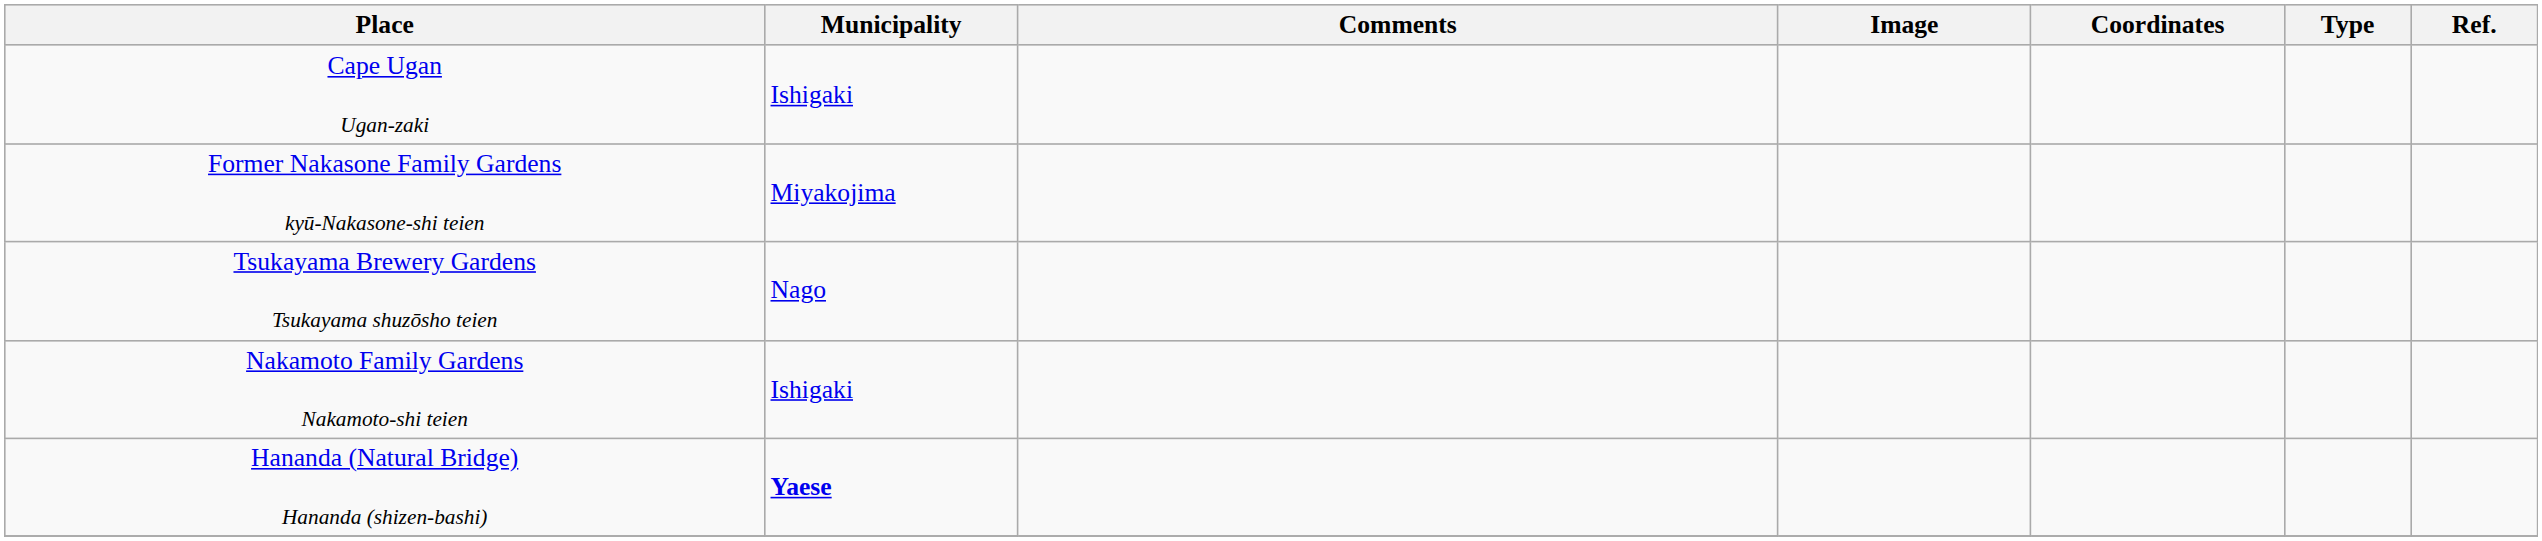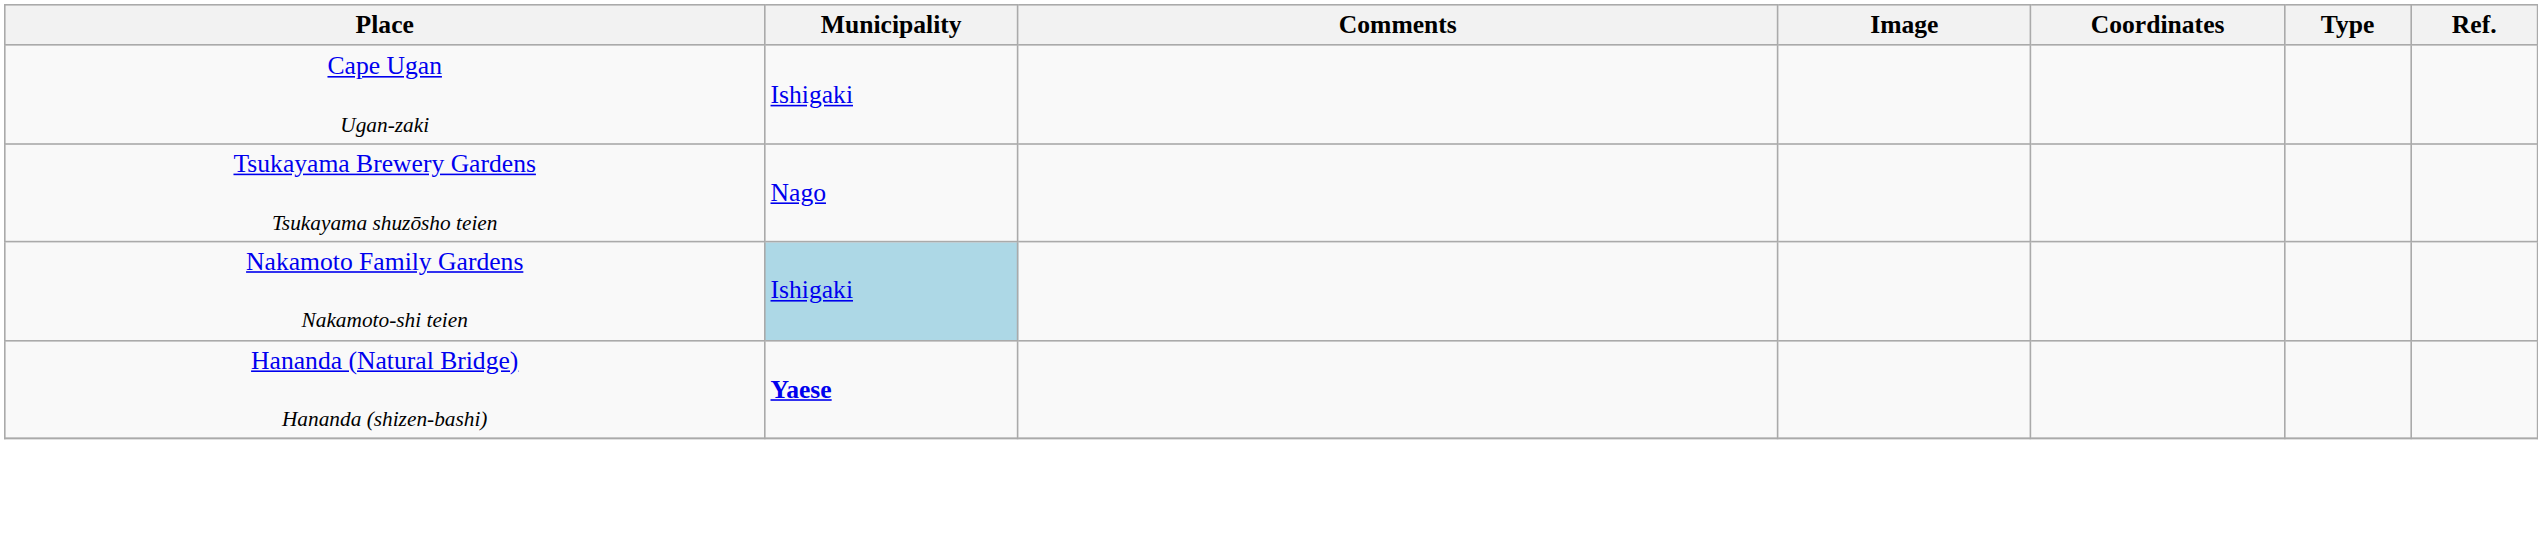- row: (385, 192)
(812, 388) no background -> (812, 290) lightblue background
